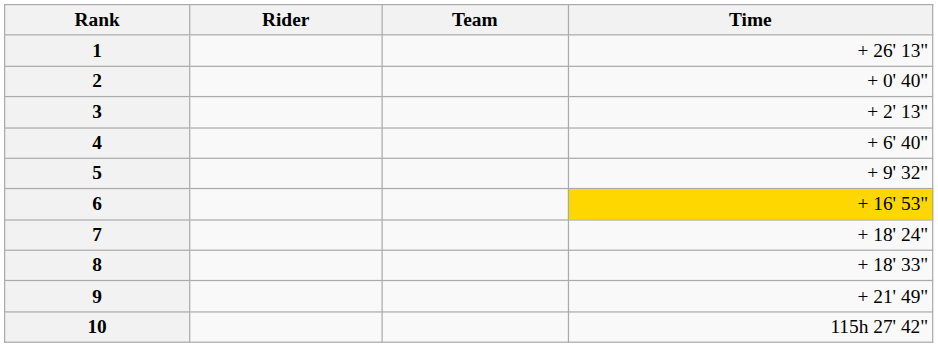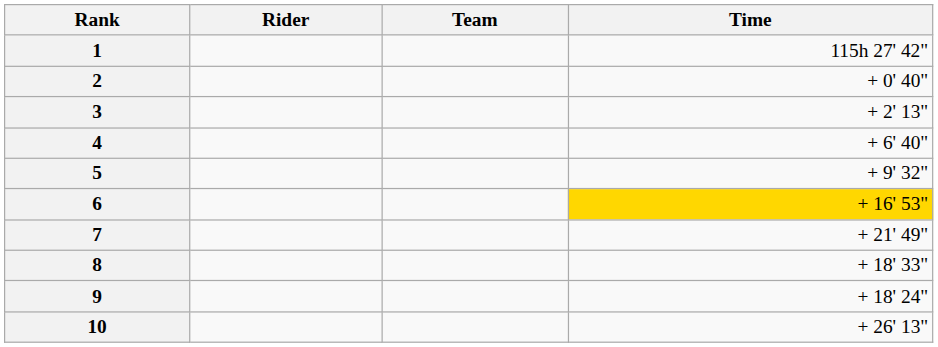(893, 50) + 26' 13" -> (879, 50) 115h 27' 42"
(893, 234) + 18' 24" -> (893, 234) + 21' 49"
(893, 296) + 21' 49" -> (893, 296) + 18' 24"
(879, 326) 115h 27' 42" -> (893, 326) + 26' 13"
